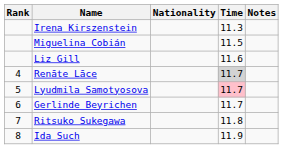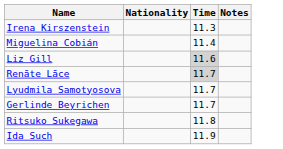- column: (18, 12)
(232, 43) 11.5 -> (204, 43) 11.4
(232, 58) no background -> (204, 58) lightgrey background
(232, 89) pink background -> (204, 89) no background
